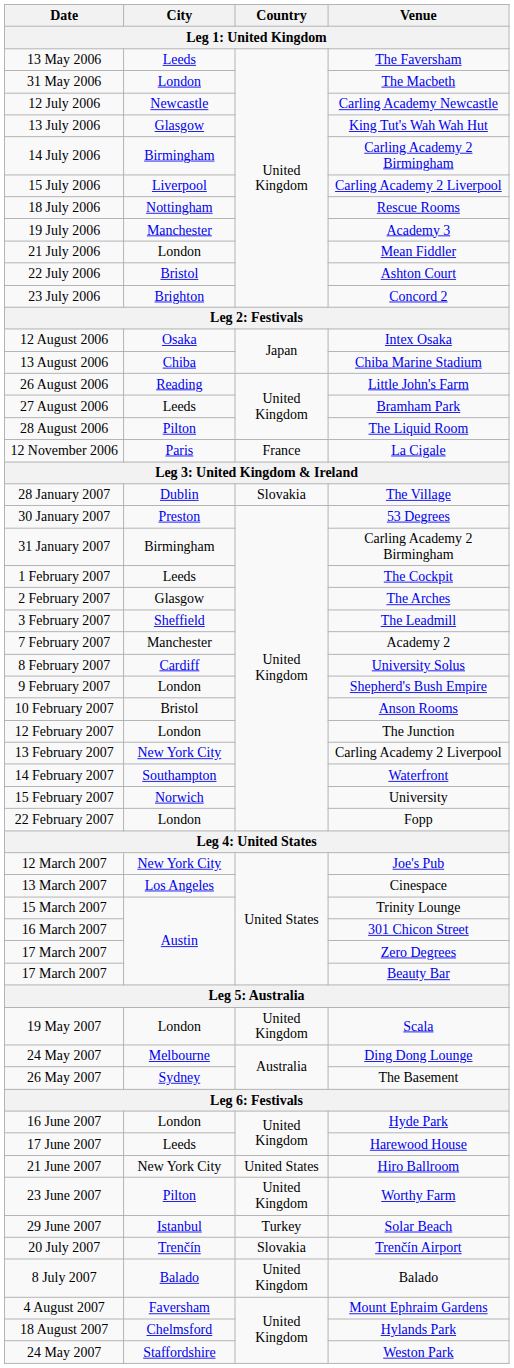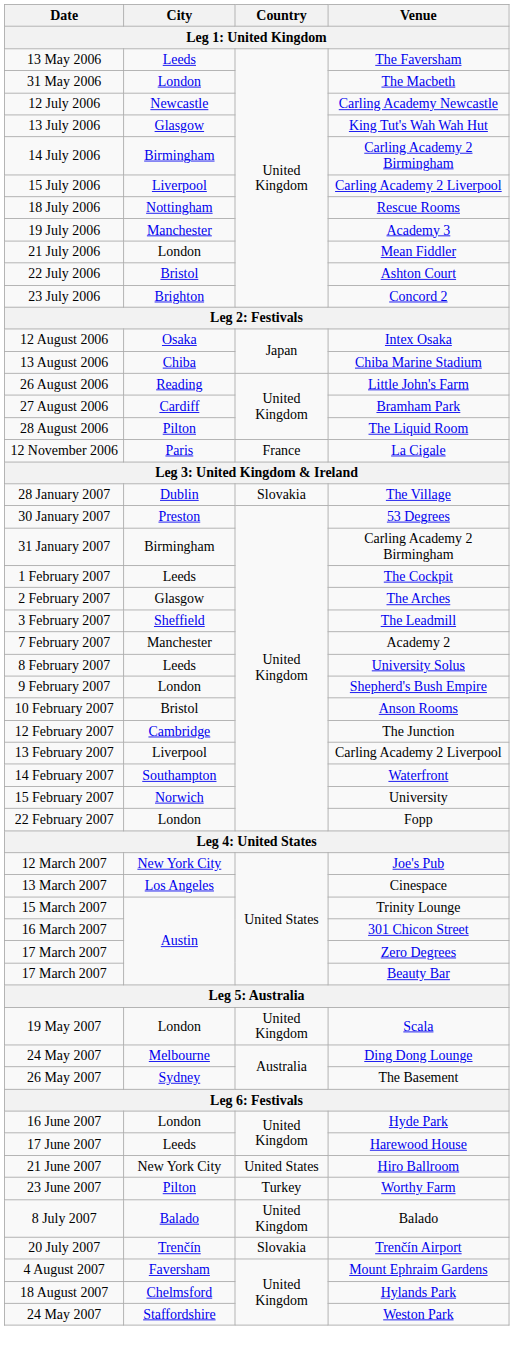(179, 406) Leeds -> (179, 406) Cardiff
(179, 664) Cardiff -> (179, 664) Leeds
(179, 731) London -> (179, 731) Cambridge
(179, 753) New York City -> (179, 753) Liverpool
(281, 1196) United Kingdom -> (281, 1188) Turkey
- row: (64, 1226)
rows swapped: (64, 1278) <-> (64, 1248)
